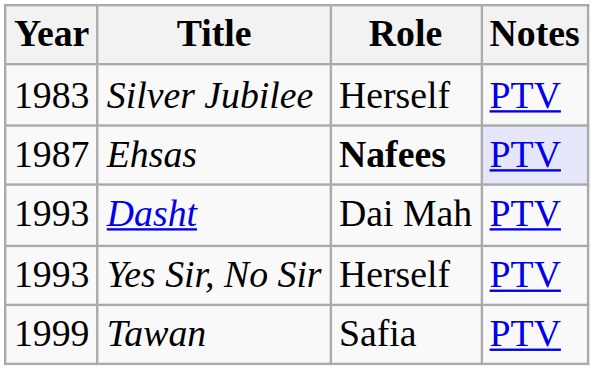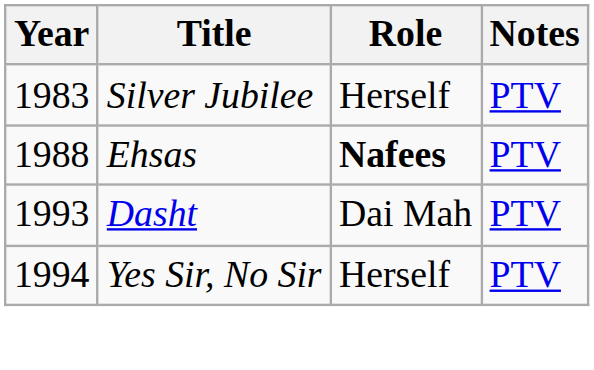(52, 154) 1987 -> (52, 154) 1988
(525, 154) lavender background -> (525, 154) no background
(52, 273) 1993 -> (52, 273) 1994
- row: (156, 333)
